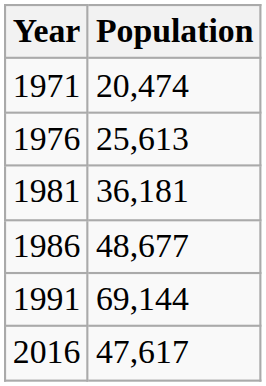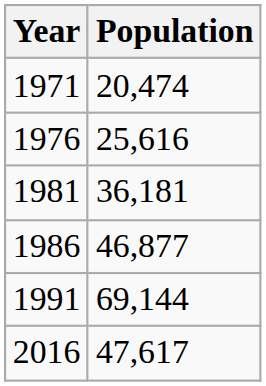(142, 138) 25,613 -> (142, 138) 25,616
(142, 245) 48,677 -> (142, 245) 46,877
